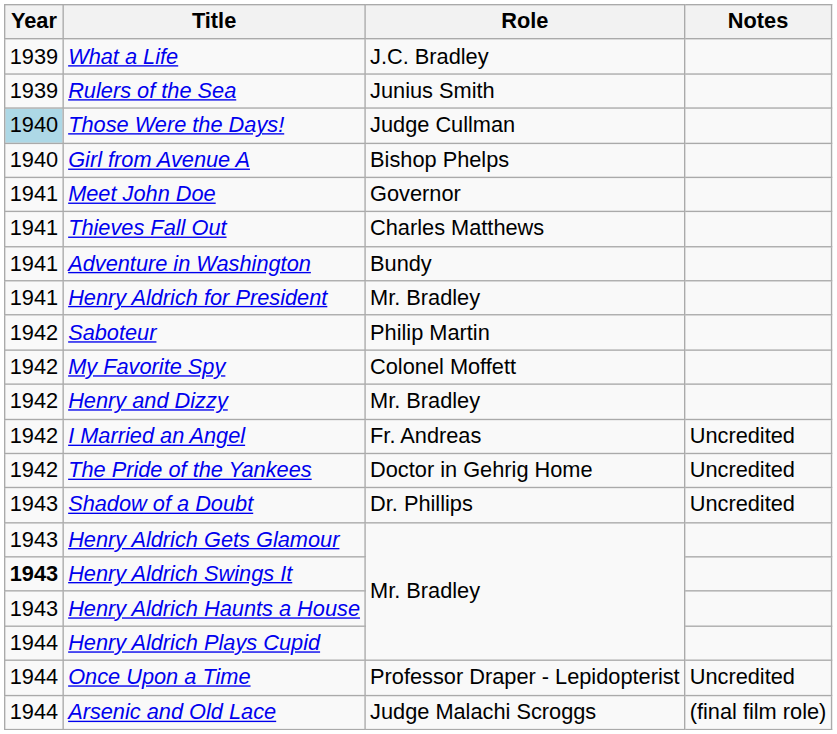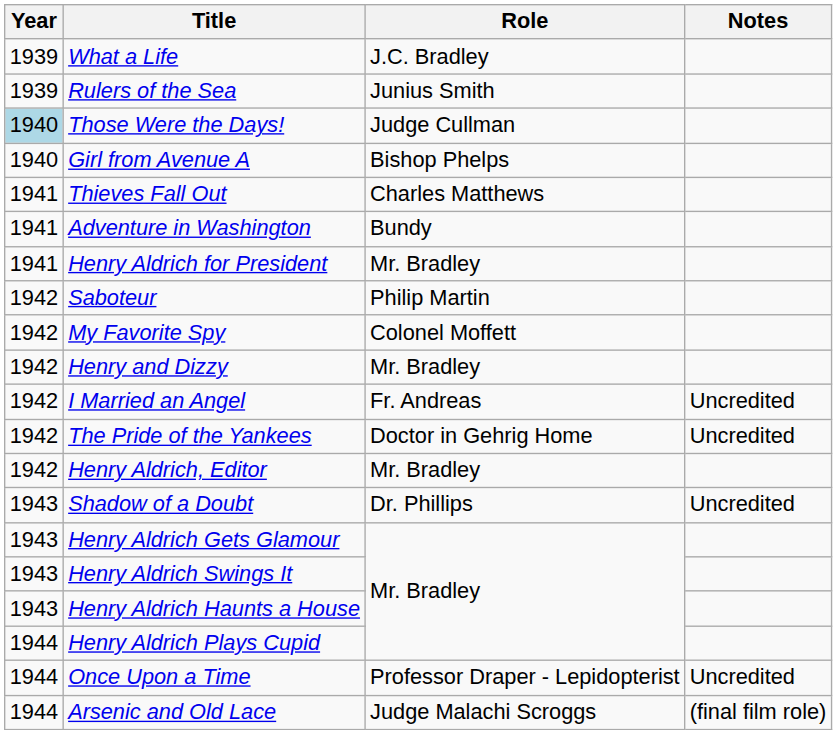- row: (142, 194)
+ row: (167, 470)
(34, 573) bold -> (34, 573) normal
